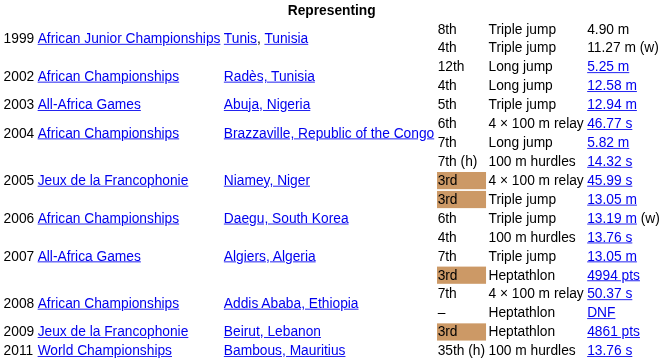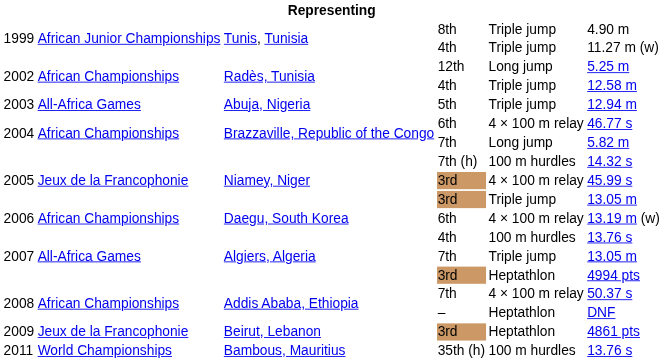(521, 86) Long jump -> (522, 86) Triple jump
(522, 218) Triple jump -> (536, 218) 4 × 100 m relay
